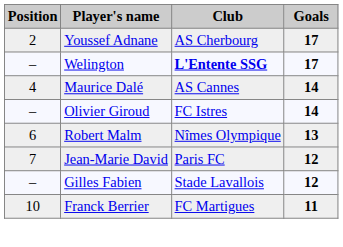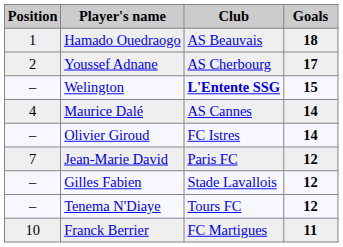+ row: (122, 40)
(311, 63) 17 -> (310, 87) 15
- row: (103, 135)
+ row: (112, 206)
